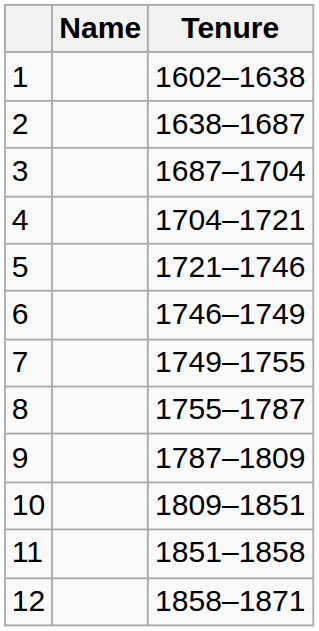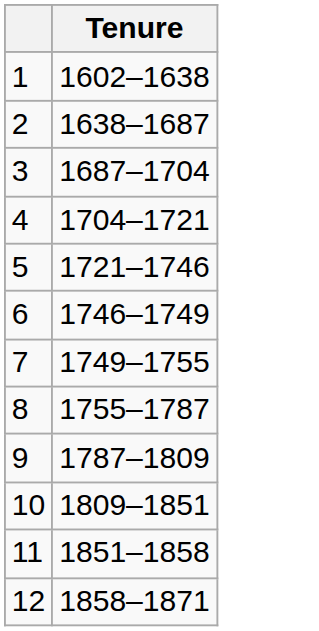- column: (100, 28)
